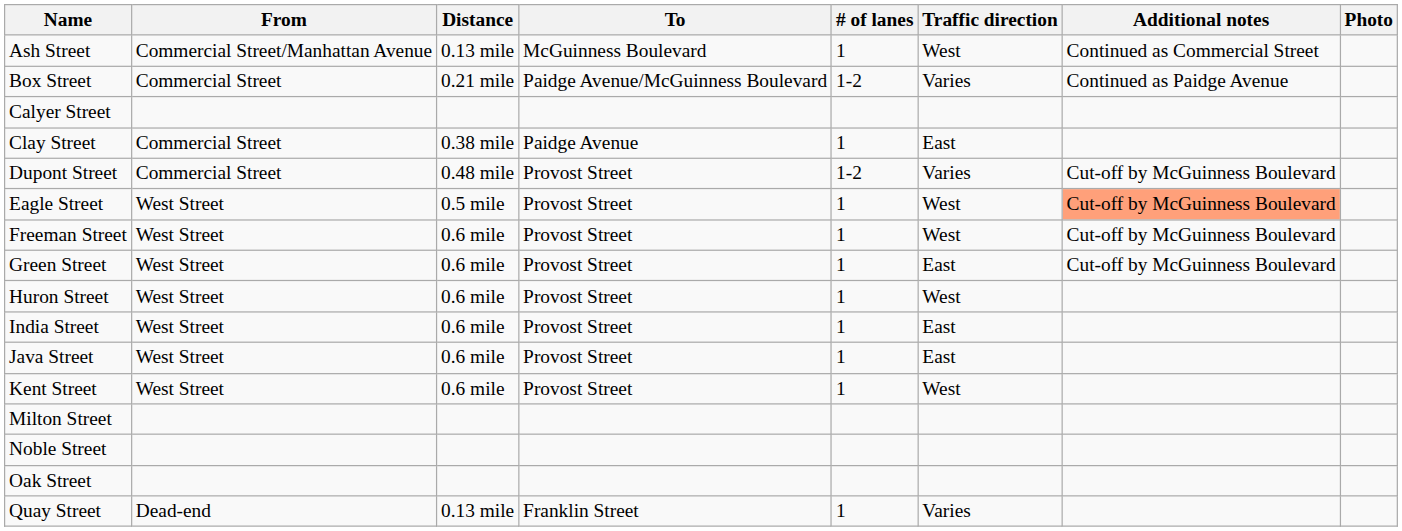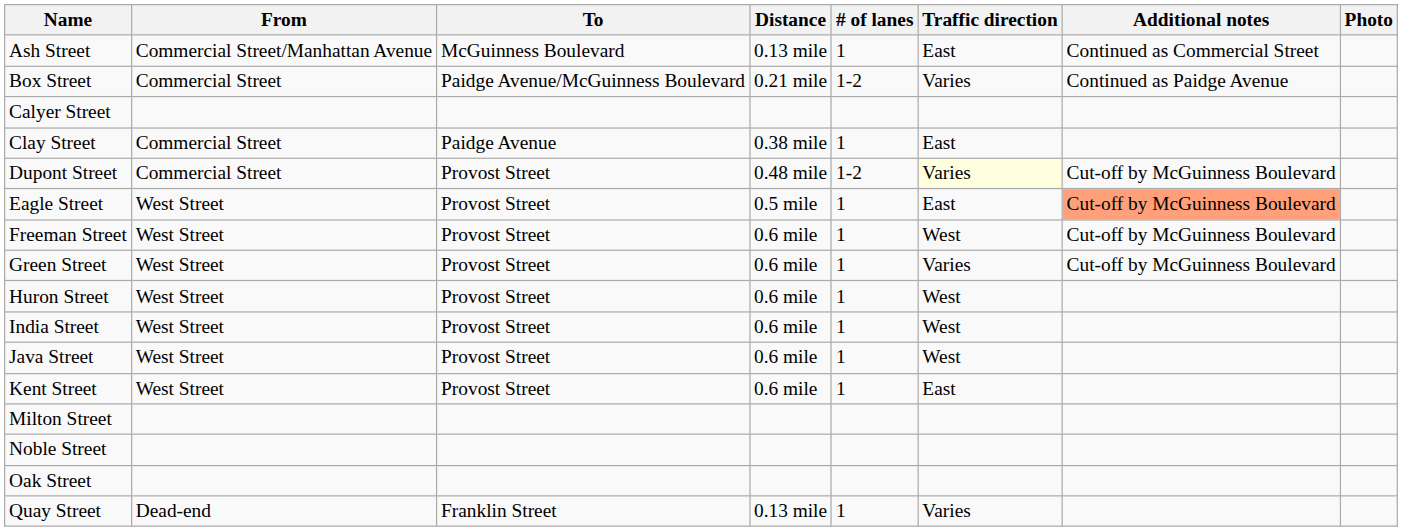columns swapped: (675, 19) <-> (478, 19)
(941, 50) West -> (939, 50) East
(947, 173) no background -> (947, 173) lightyellow background
(941, 204) West -> (939, 204) East
(939, 265) East -> (947, 265) Varies
(939, 326) East -> (941, 326) West
(939, 357) East -> (941, 357) West
(941, 388) West -> (939, 388) East
